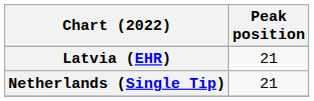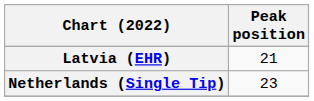(269, 83) 21 -> (269, 83) 23
